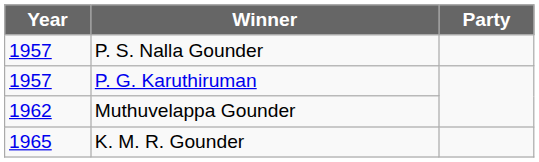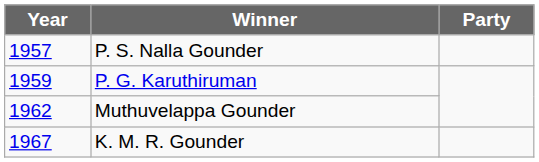(30, 80) 1957 -> (30, 80) 1959
(30, 141) 1965 -> (30, 141) 1967
